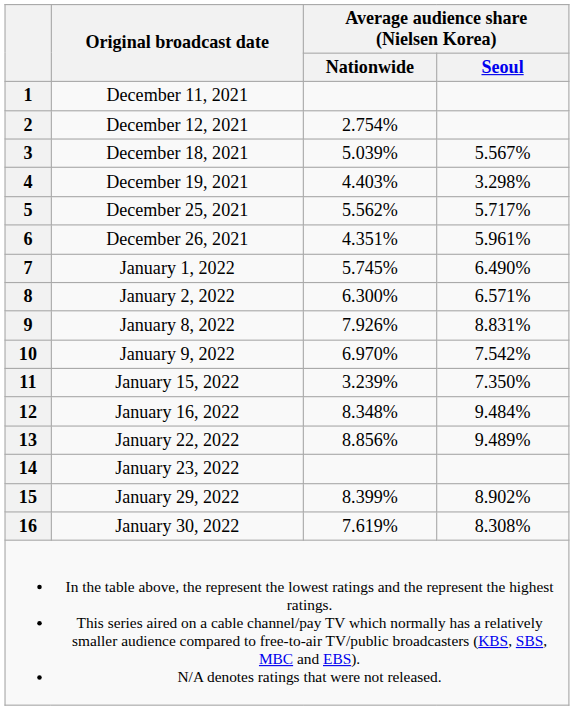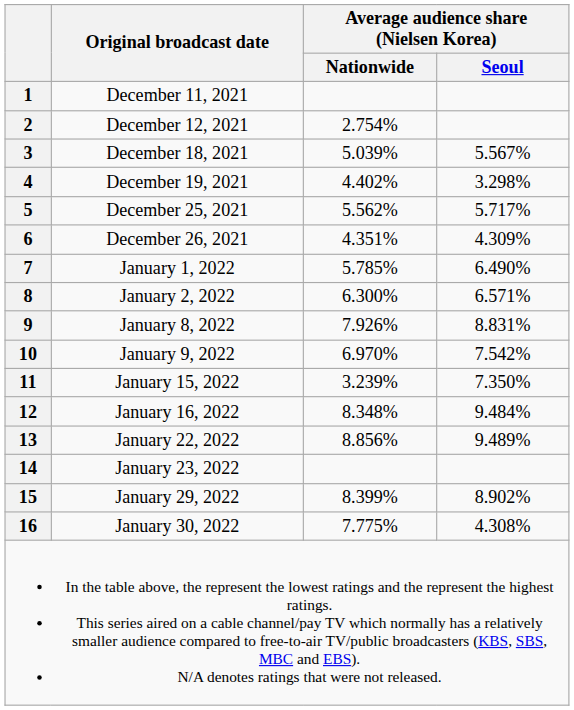(370, 181) 4.403% -> (370, 181) 4.402%
(503, 239) 5.961% -> (503, 239) 4.309%
(370, 268) 5.745% -> (370, 268) 5.785%
(370, 526) 7.619% -> (370, 526) 7.775%
(503, 526) 8.308% -> (503, 526) 4.308%
